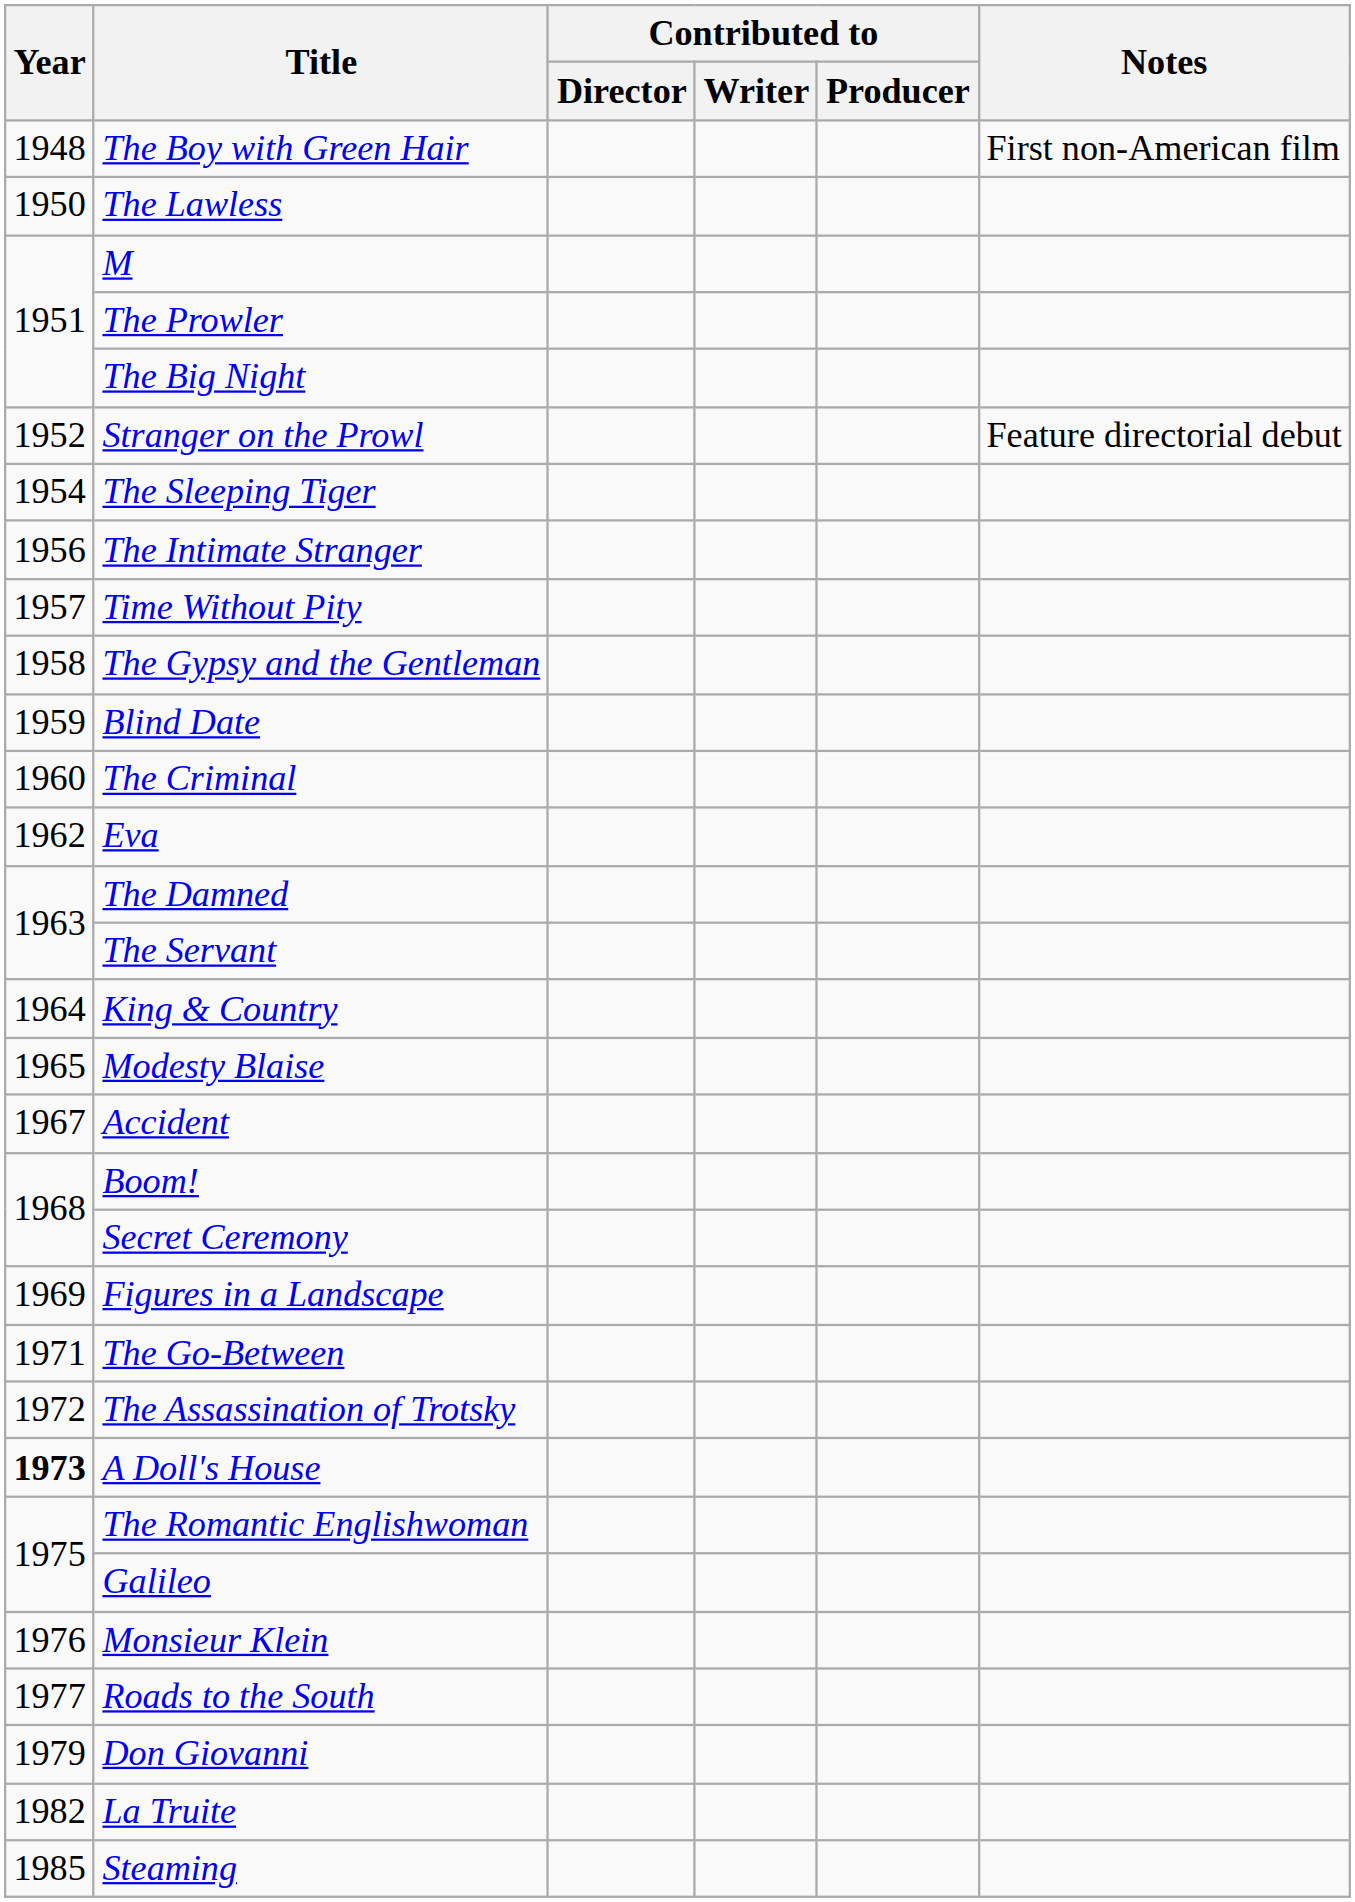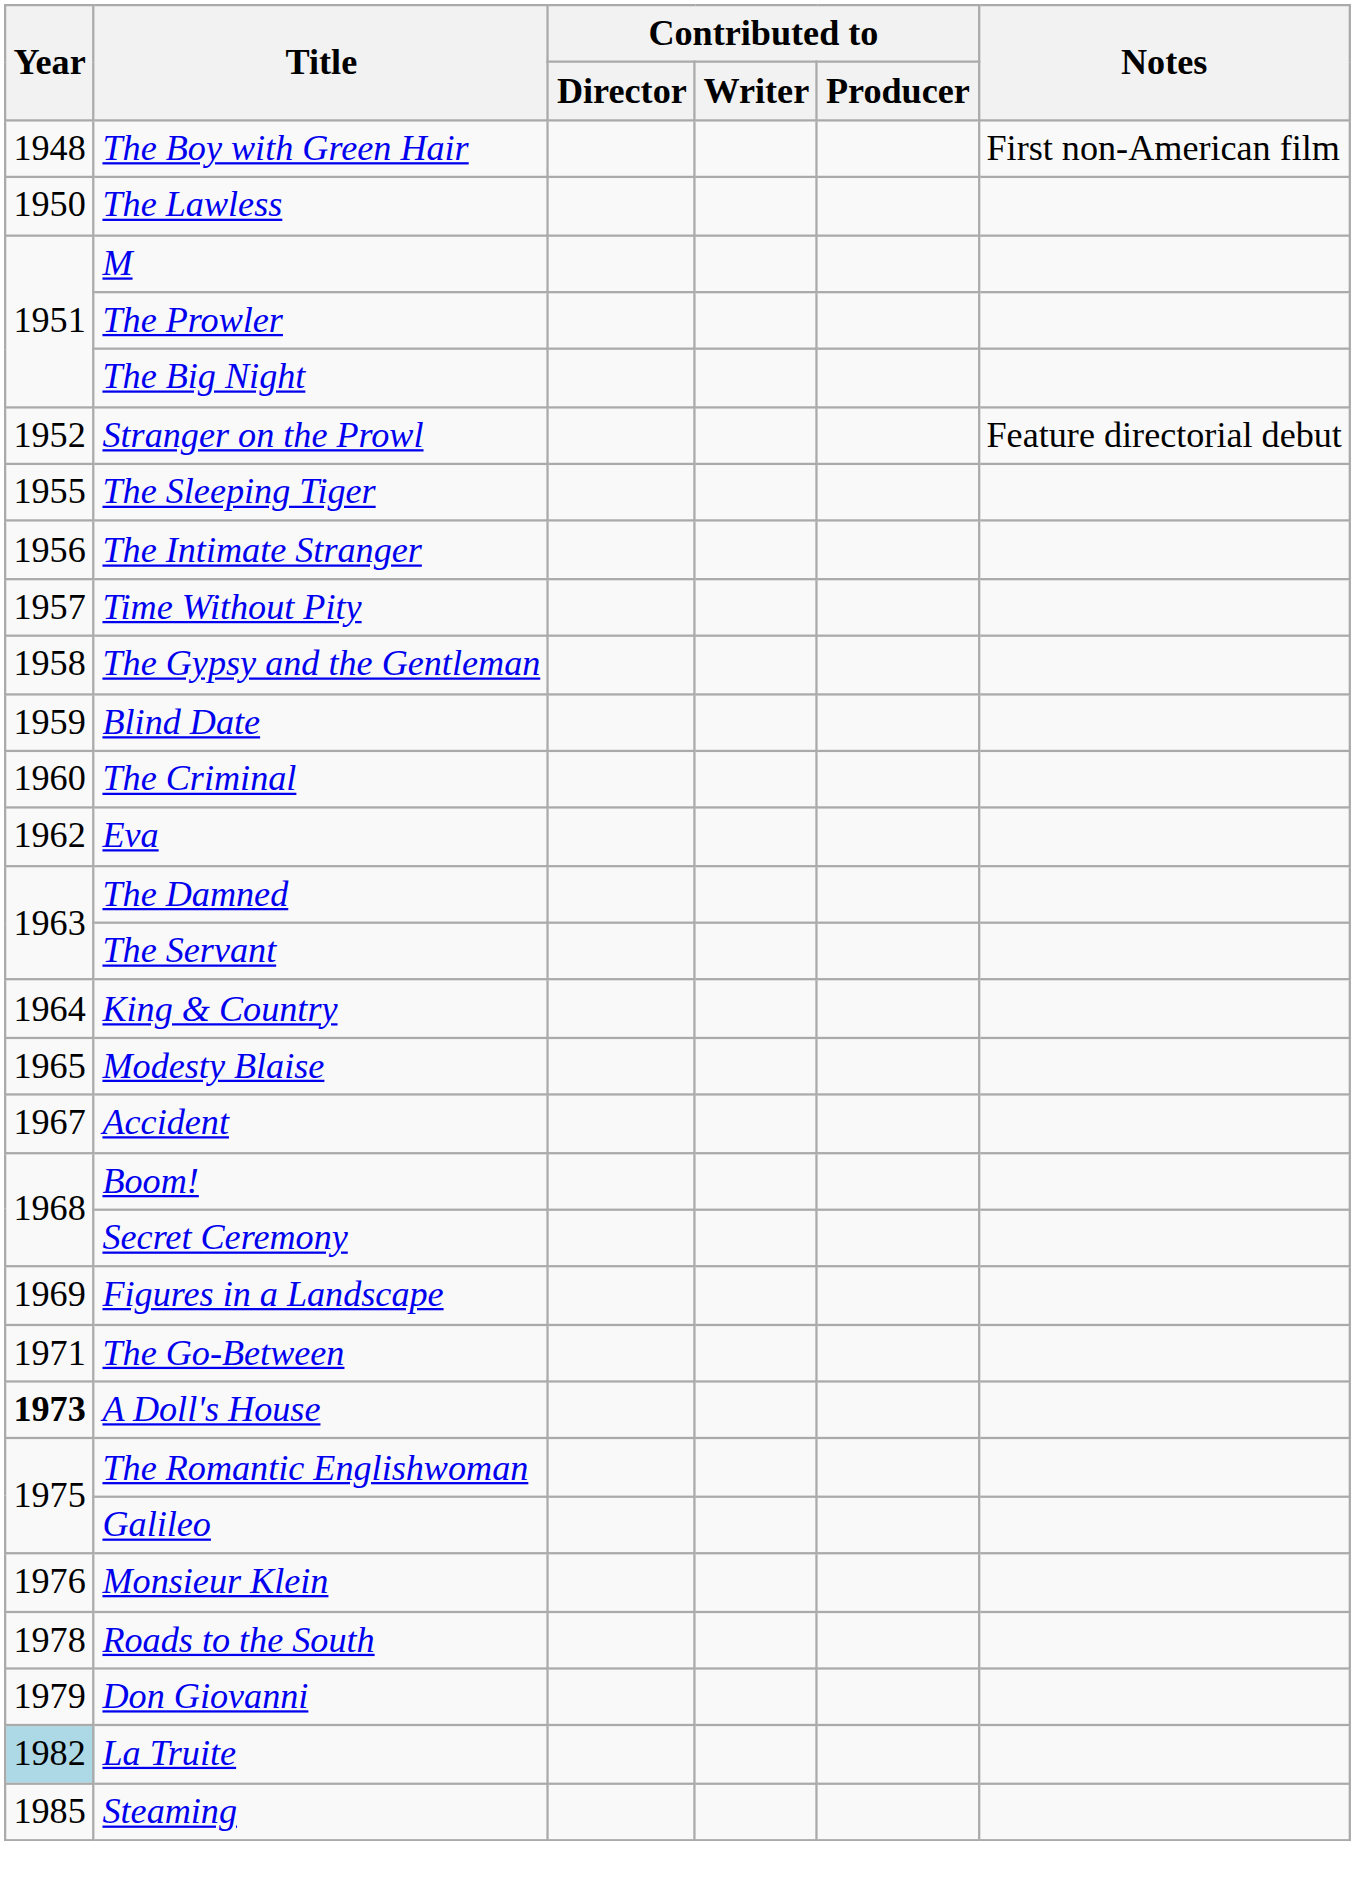(50, 491) 1954 -> (50, 491) 1955
- row: (309, 1409)
(50, 1696) 1977 -> (50, 1638) 1978
(50, 1810) no background -> (50, 1753) lightblue background
